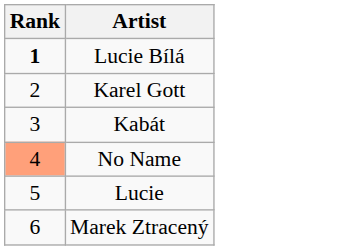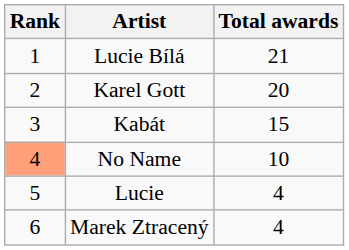+ column: (278, 21)
(35, 55) bold -> (35, 55) normal
